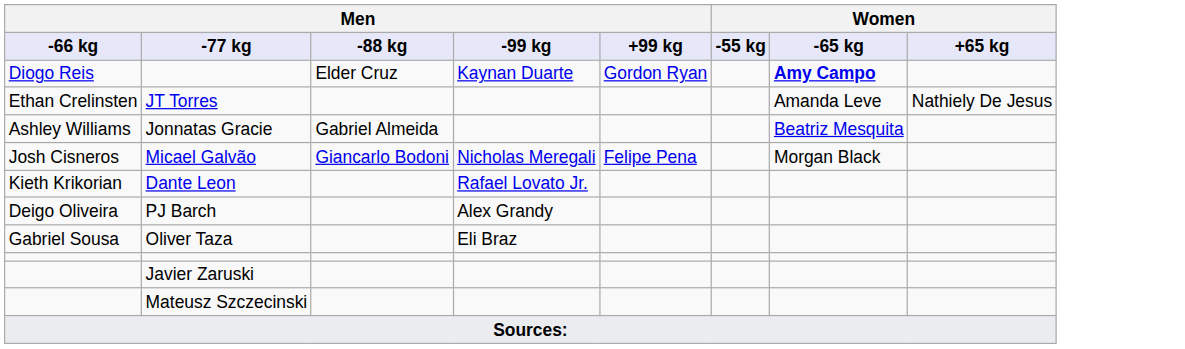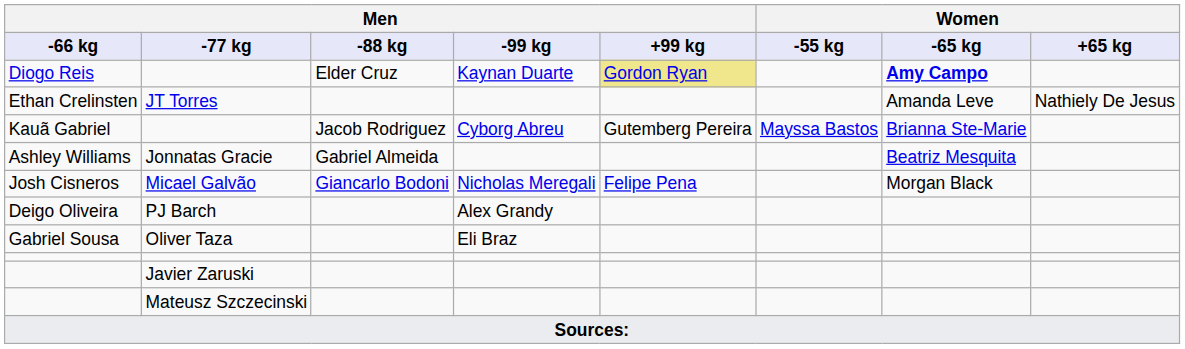(655, 74) no background -> (655, 74) khaki background
+ row: (60, 129)
- row: (65, 184)
